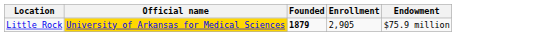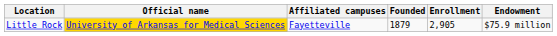+ column: (337, 11)
(299, 25) bold -> (400, 25) normal
